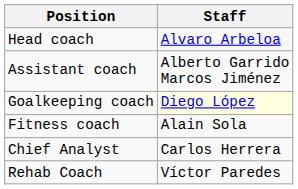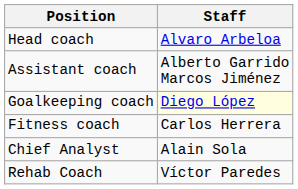(204, 126) Alain Sola -> (221, 126) Carlos Herrera
(221, 149) Carlos Herrera -> (204, 149) Alain Sola
